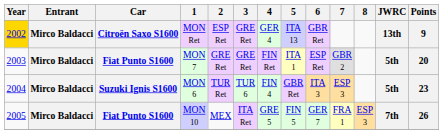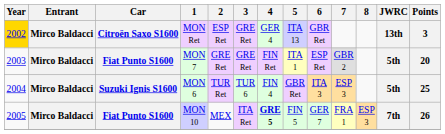(423, 34) 9 -> (425, 34) 3
(423, 89) 23 -> (425, 89) 25
(269, 116) normal -> (270, 116) bold
